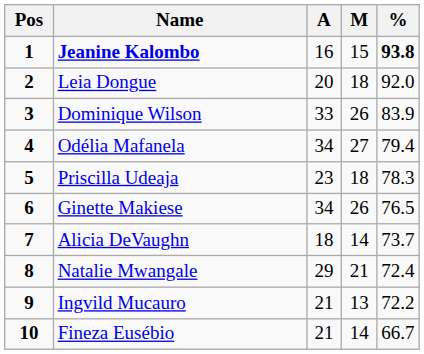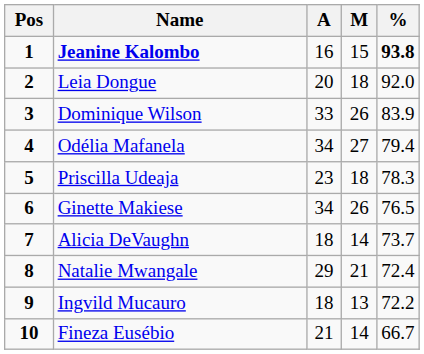(324, 302) 21 -> (324, 302) 18
